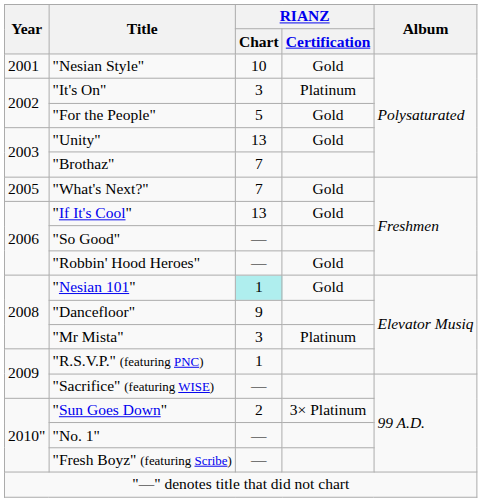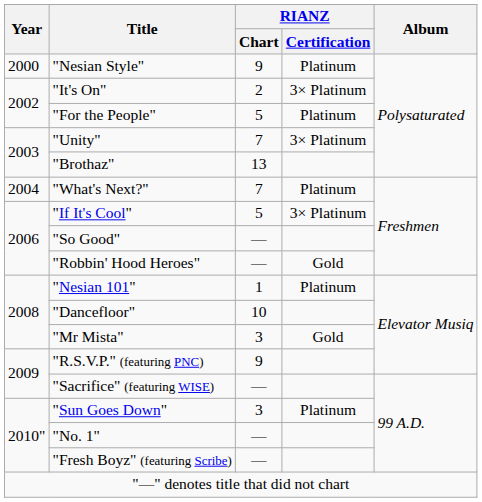(24, 66) 2001 -> (24, 66) 2000
(259, 66) 10 -> (259, 66) 9
(328, 66) Gold -> (328, 66) Platinum
(259, 90) 3 -> (259, 90) 2
(328, 90) Platinum -> (328, 90) 3× Platinum
(328, 115) Gold -> (328, 115) Platinum
(259, 139) 13 -> (259, 139) 7
(328, 139) Gold -> (328, 139) 3× Platinum
(259, 164) 7 -> (259, 164) 13
(24, 189) 2005 -> (24, 189) 2004
(328, 189) Gold -> (328, 189) Platinum
(259, 213) 13 -> (259, 213) 5
(328, 213) Gold -> (328, 213) 3× Platinum
(259, 287) paleturquoise background -> (259, 287) no background
(328, 287) Gold -> (328, 287) Platinum
(259, 312) 9 -> (259, 312) 10
(328, 336) Platinum -> (328, 336) Gold
(259, 361) 1 -> (259, 361) 9
(259, 410) 2 -> (259, 410) 3
(328, 410) 3× Platinum -> (328, 410) Platinum
